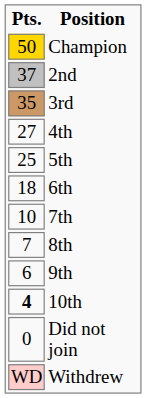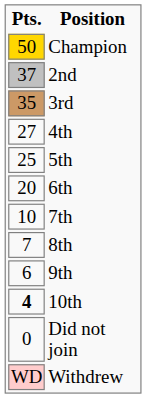(27, 188) 18 -> (27, 188) 20
